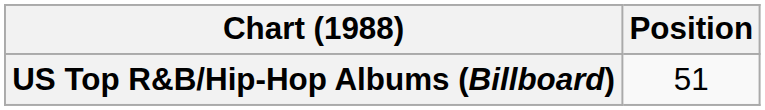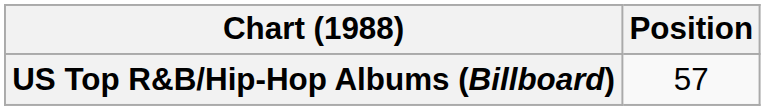(691, 79) 51 -> (691, 79) 57
